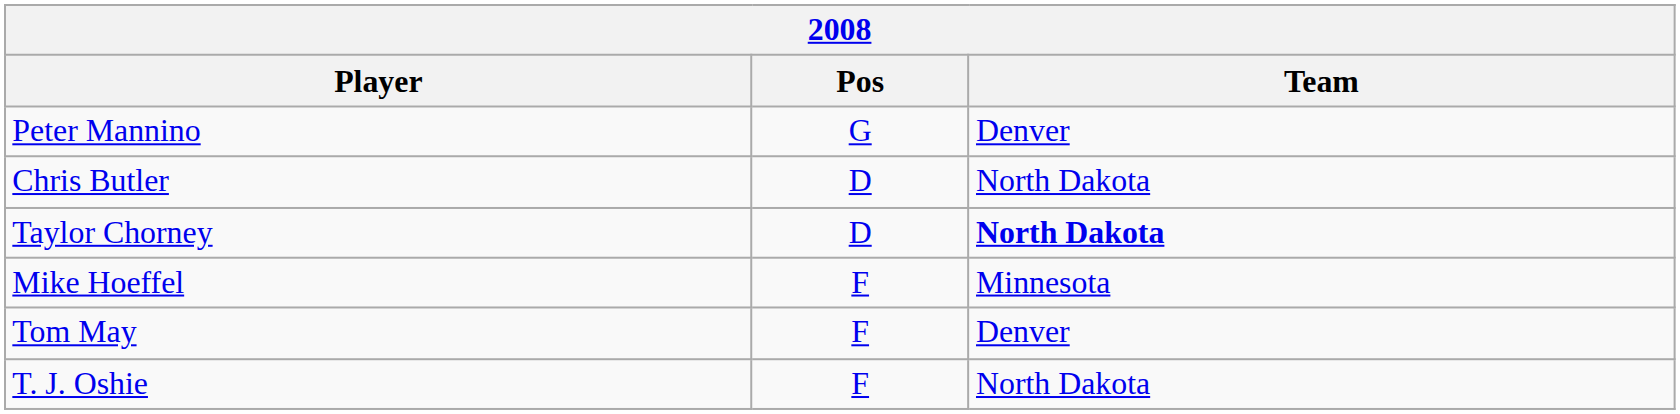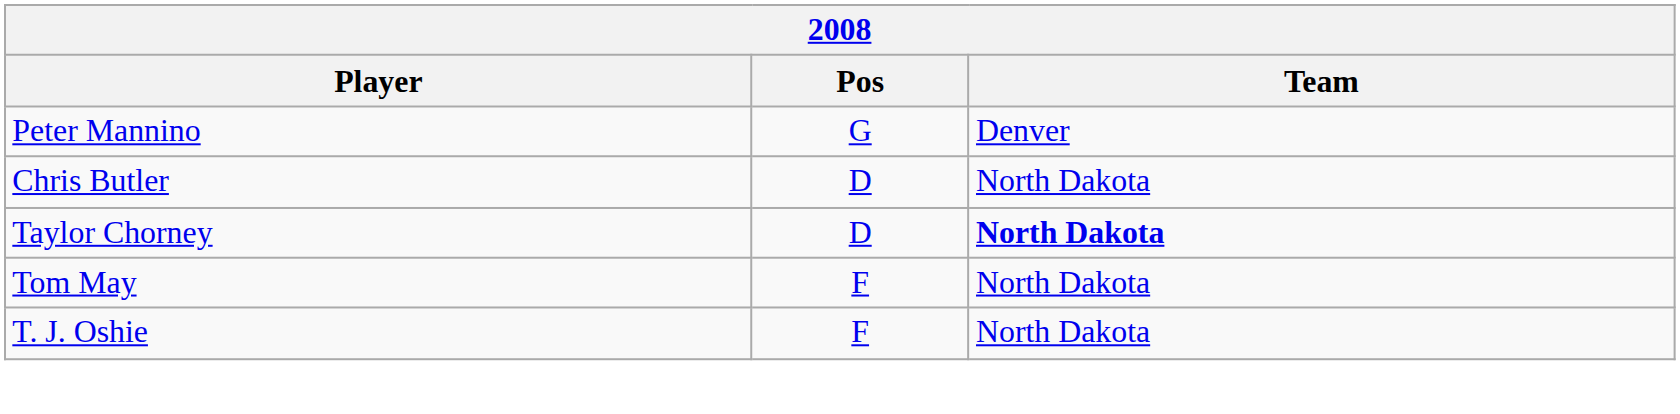- row: (98, 282)
(1023, 332) Denver -> (1063, 282) North Dakota
